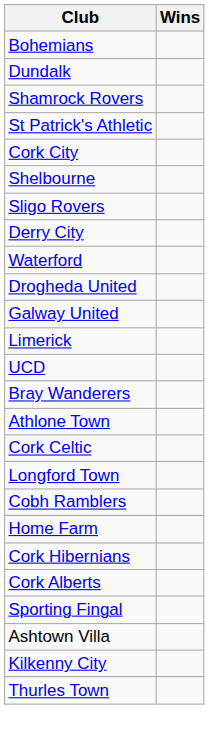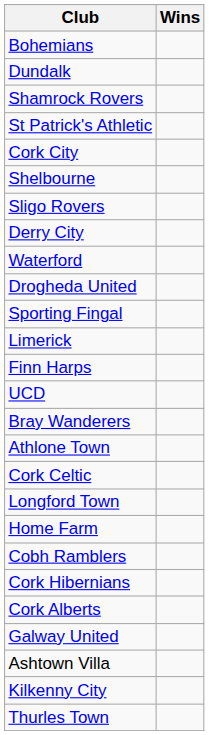rows swapped: (64, 313) <-> (65, 609)
+ row: (50, 367)
rows swapped: (67, 502) <-> (53, 529)
